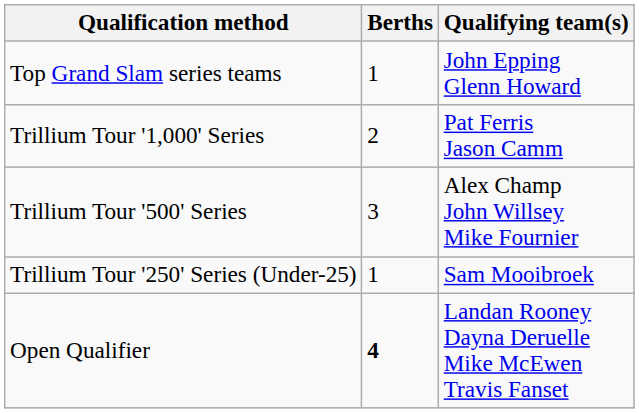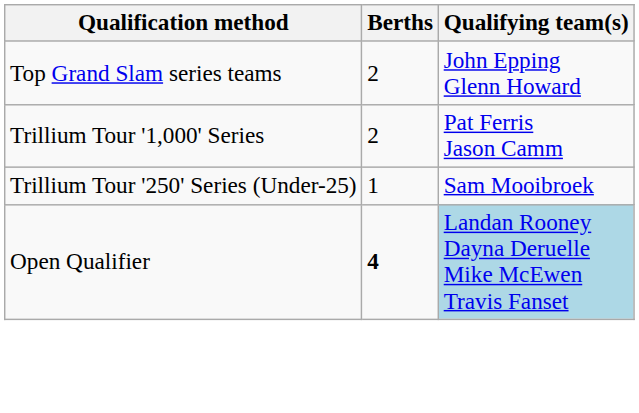(373, 72) 1 -> (373, 72) 2
- row: (128, 211)
(517, 350) no background -> (517, 261) lightblue background
